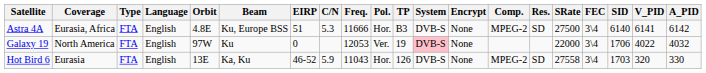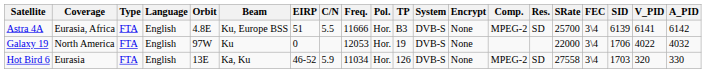(328, 28) 5.3 -> (328, 28) 5.5
(567, 28) 27500 -> (567, 28) 25700
(620, 28) 6140 -> (620, 28) 6139
(381, 44) Ver. -> (382, 44) Hor.
(431, 44) pink background -> (431, 44) no background
(356, 60) 11043 -> (356, 60) 11034
